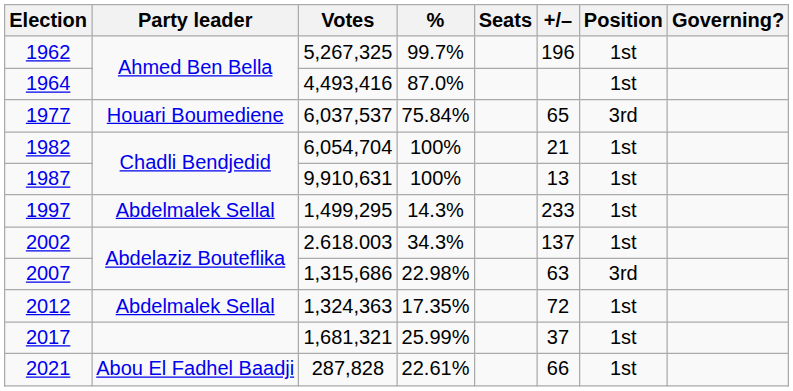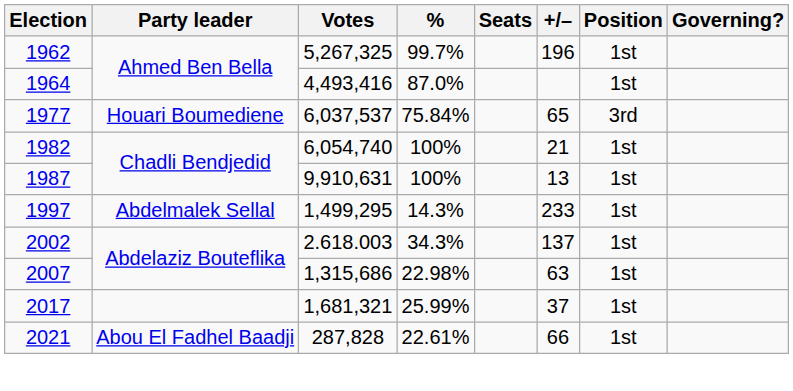(348, 147) 6,054,704 -> (348, 147) 6,054,740
(623, 274) 3rd -> (623, 274) 1st
- row: (48, 305)
